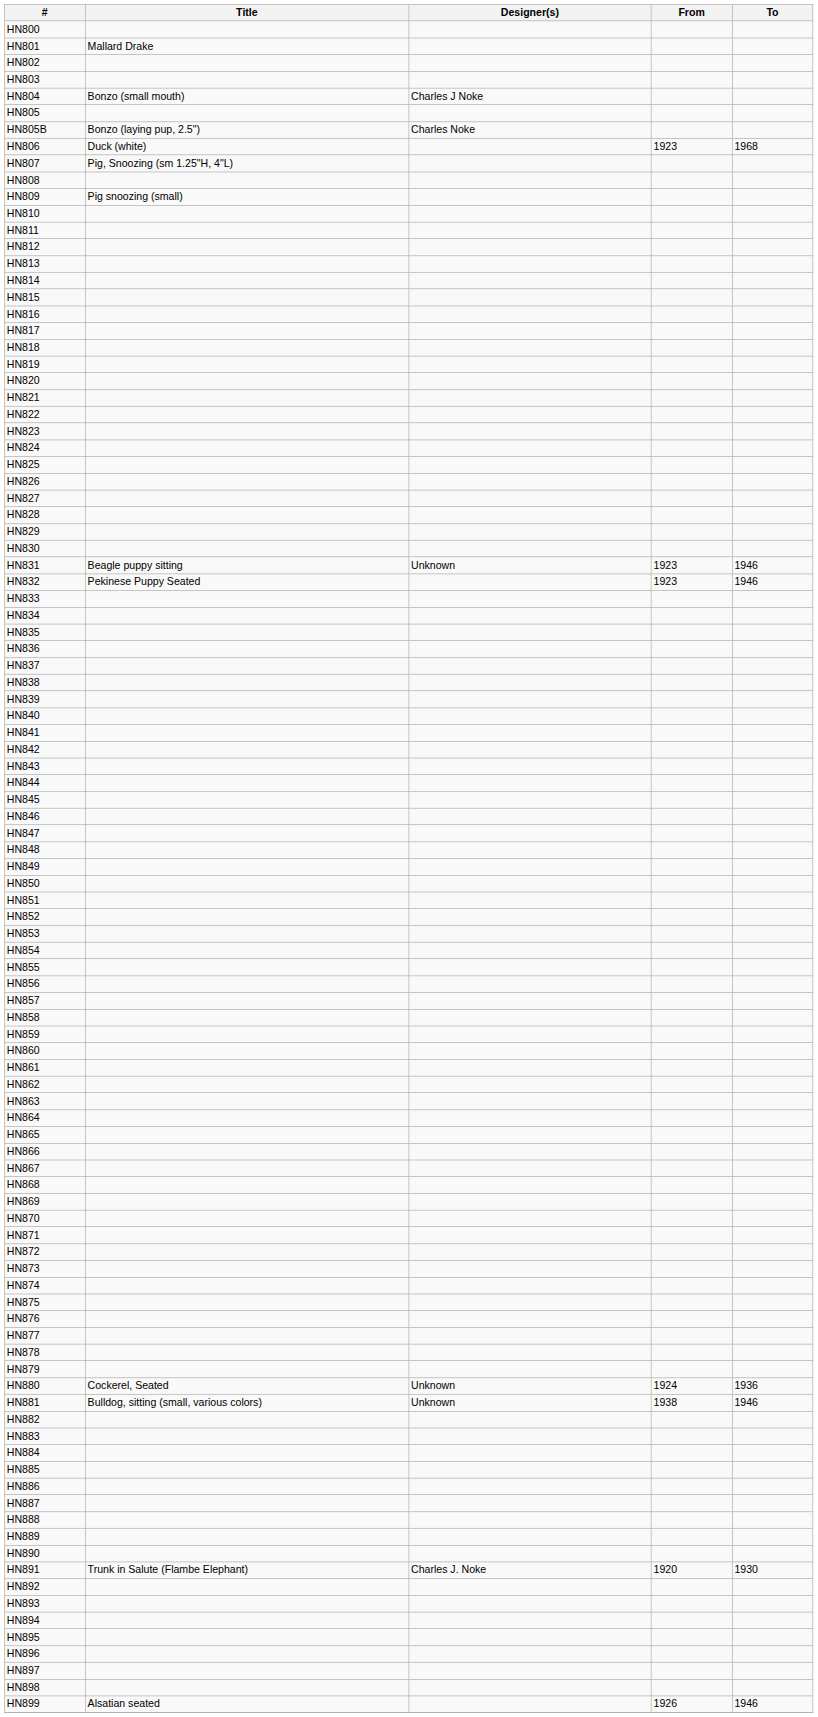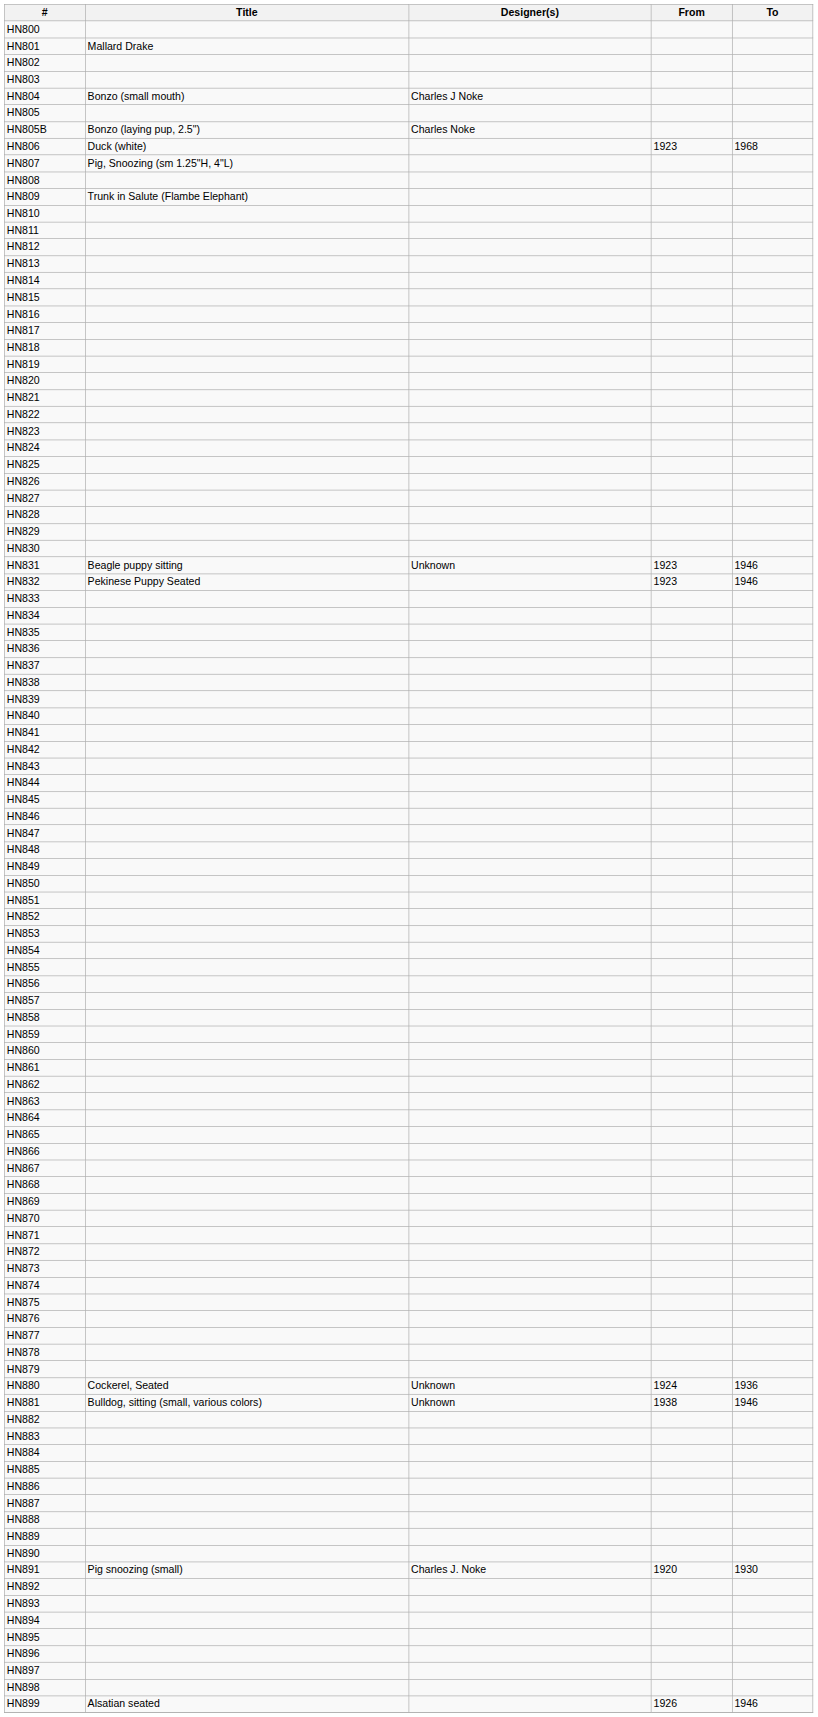(135, 197) Pig snoozing (small) -> (168, 197) Trunk in Salute (Flambe Elephant)
(168, 1570) Trunk in Salute (Flambe Elephant) -> (135, 1570) Pig snoozing (small)
